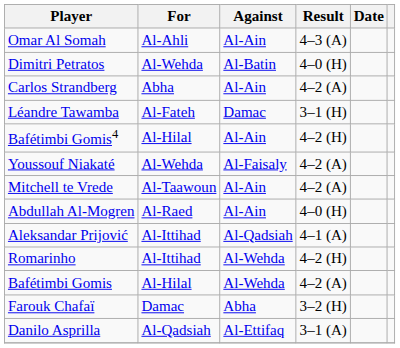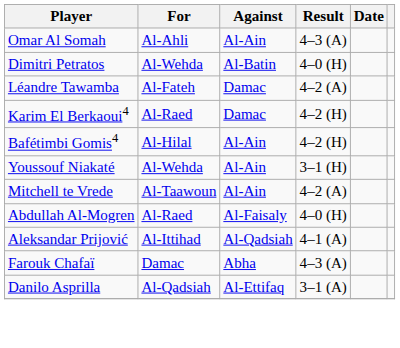- row: (62, 87)
(323, 111) 3–1 (H) -> (323, 87) 4–2 (A)
+ row: (68, 113)
(255, 163) Al-Faisaly -> (245, 167) Al-Ain
(323, 163) 4–2 (A) -> (323, 167) 3–1 (H)
(245, 211) Al-Ain -> (255, 215) Al-Faisaly
- row: (42, 259)
- row: (60, 282)
(323, 306) 3–2 (H) -> (323, 263) 4–3 (A)
